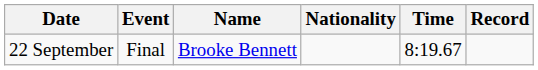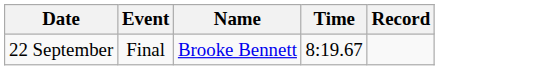- column: (351, 19)
